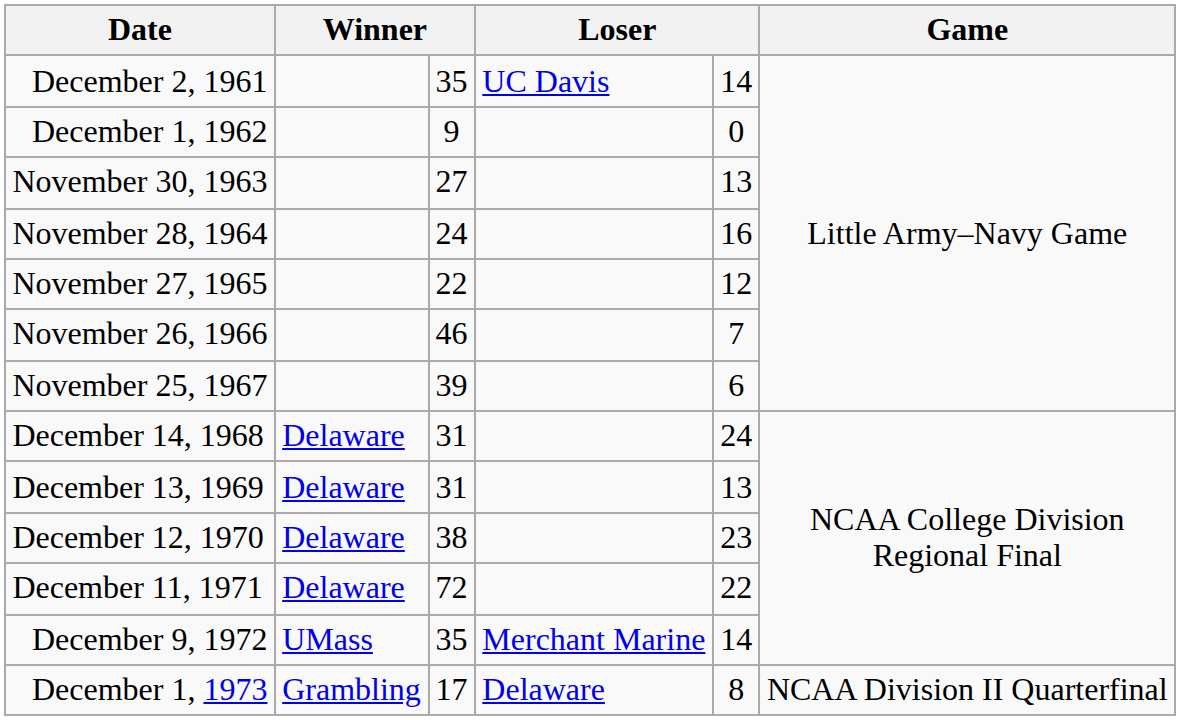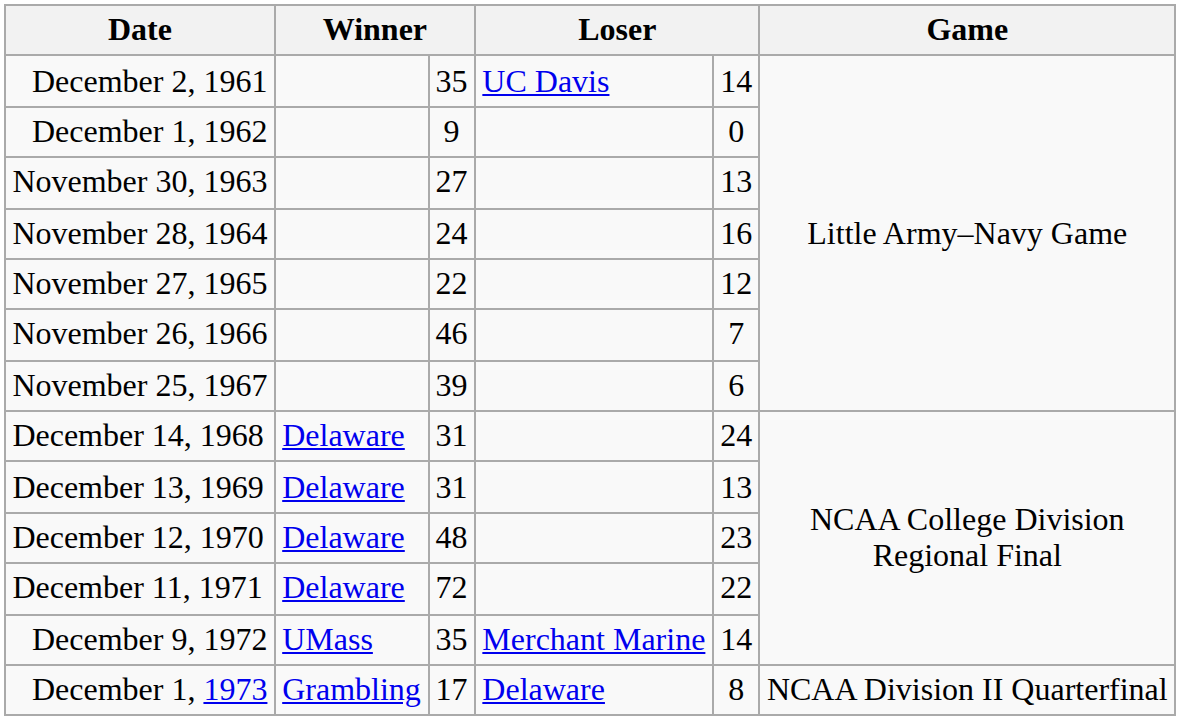(452, 537) 38 -> (452, 537) 48
